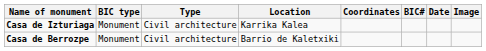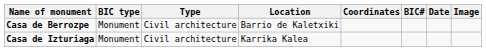rows swapped: (48, 39) <-> (50, 25)
